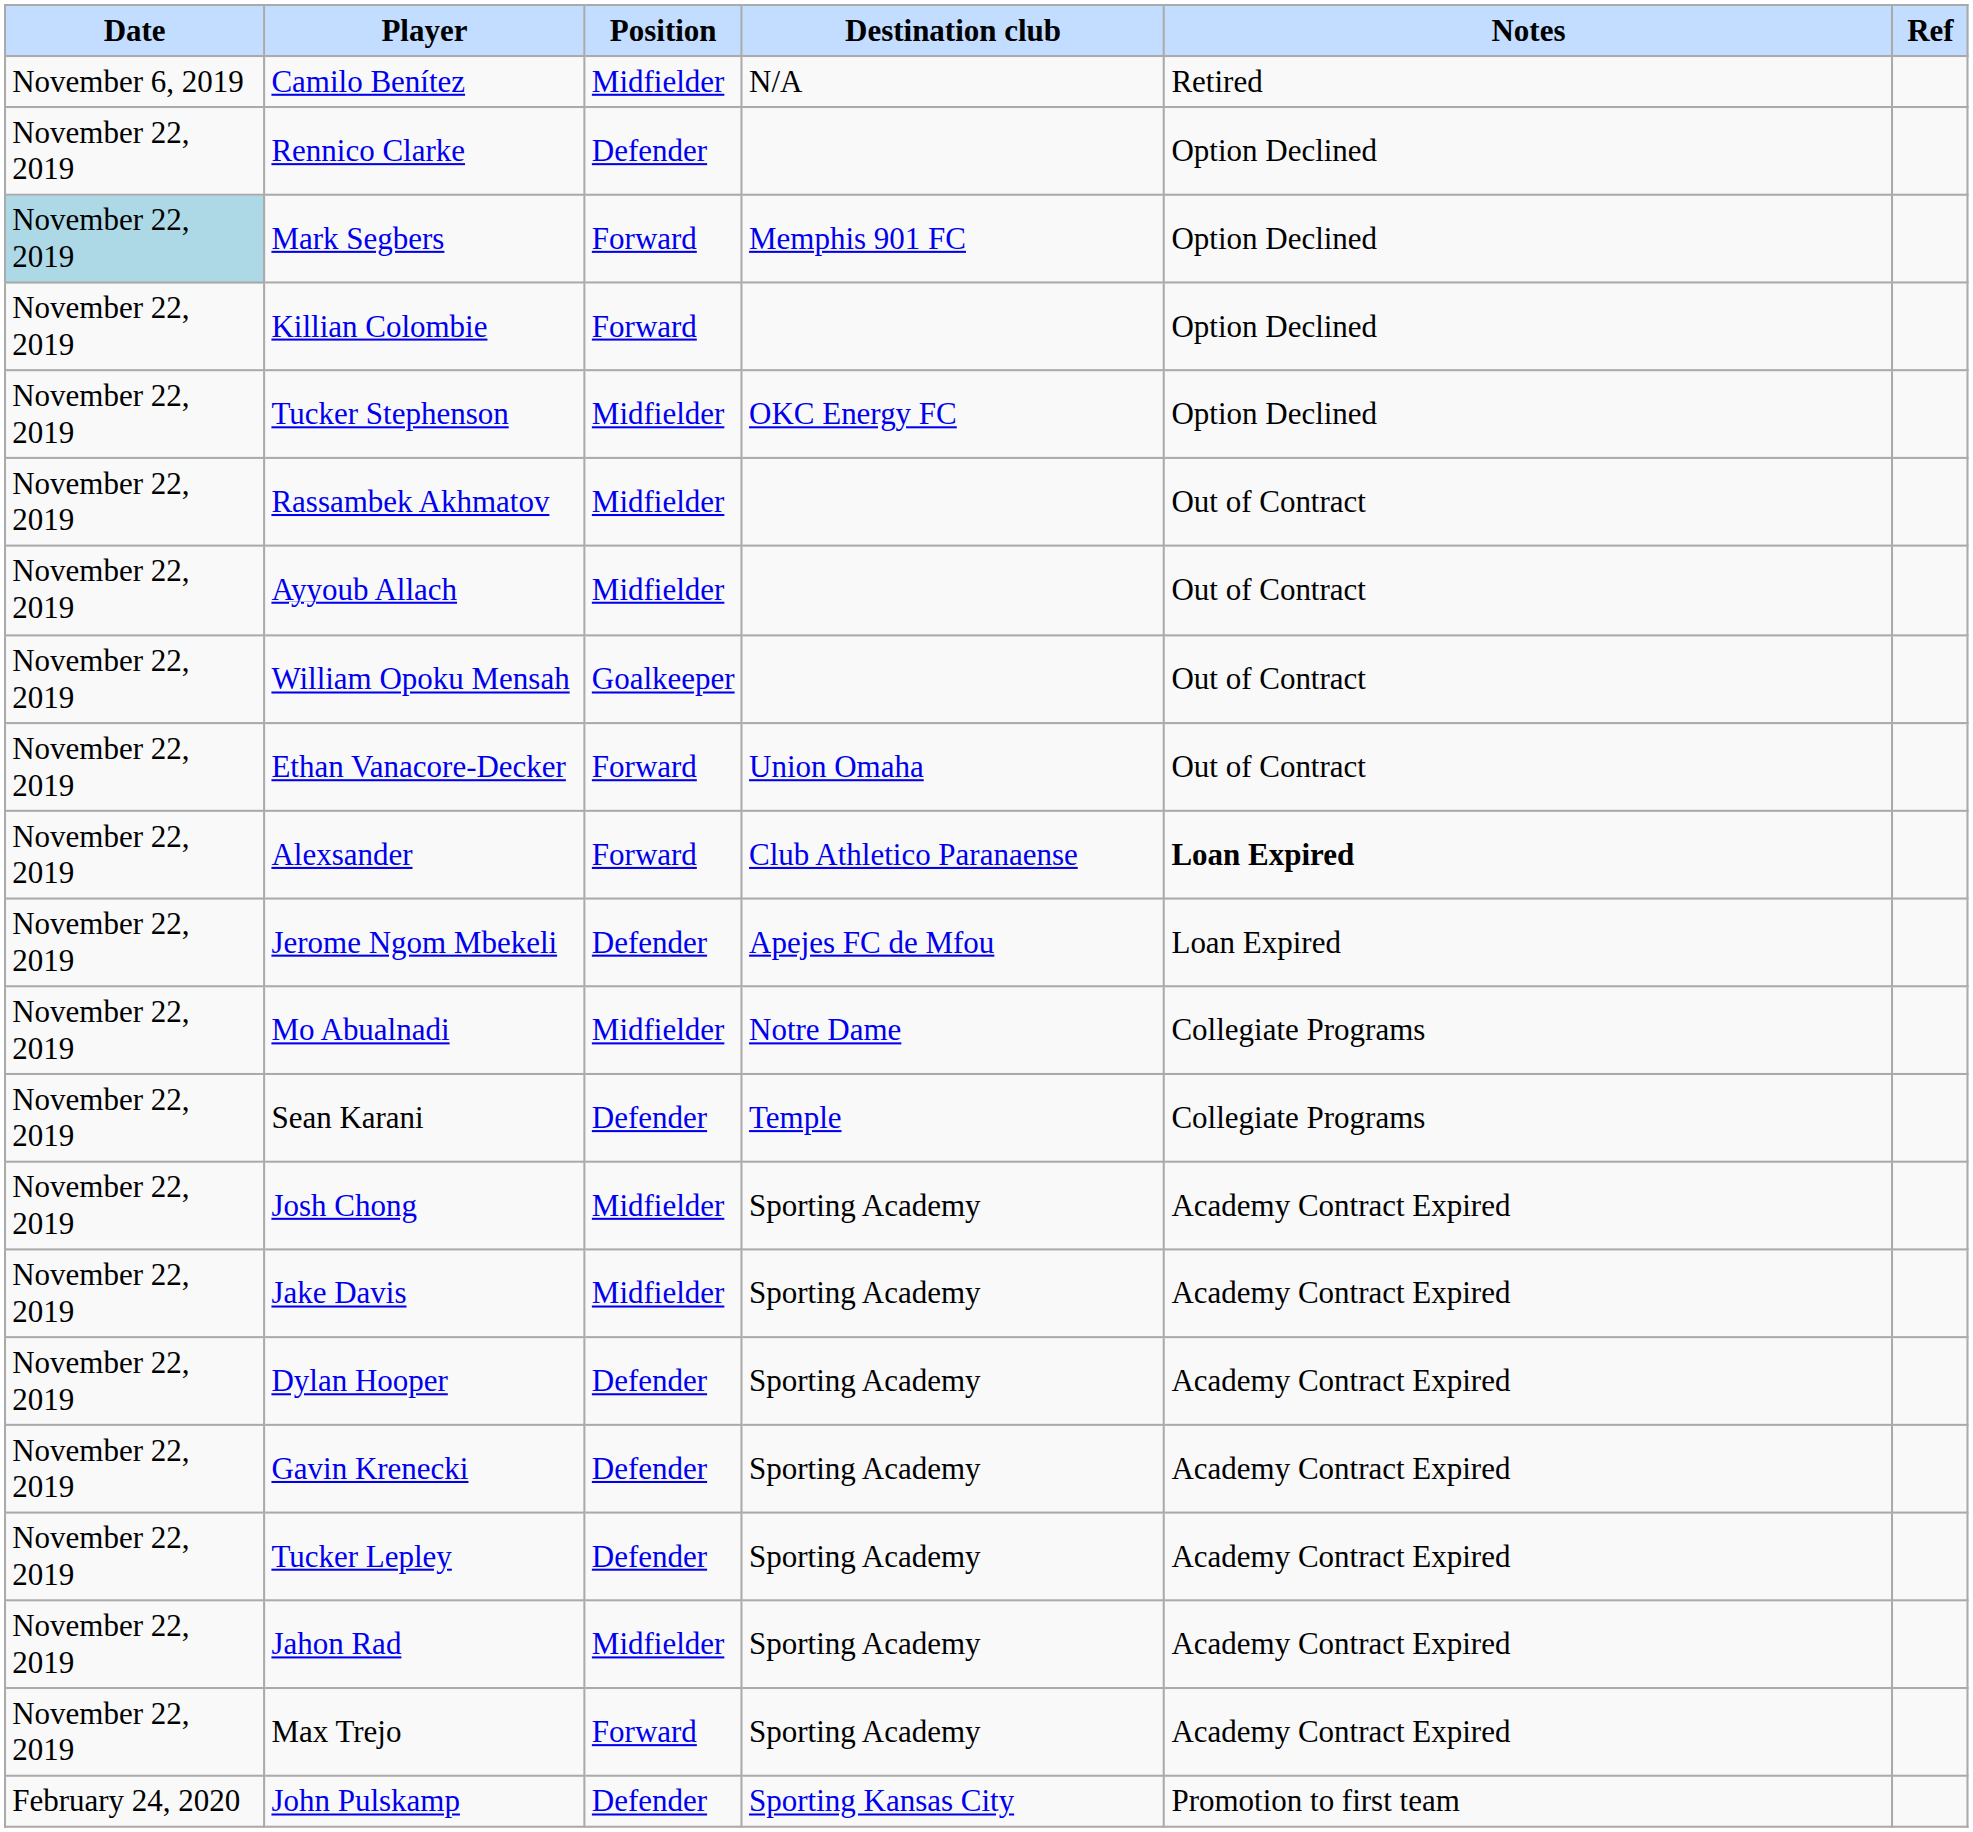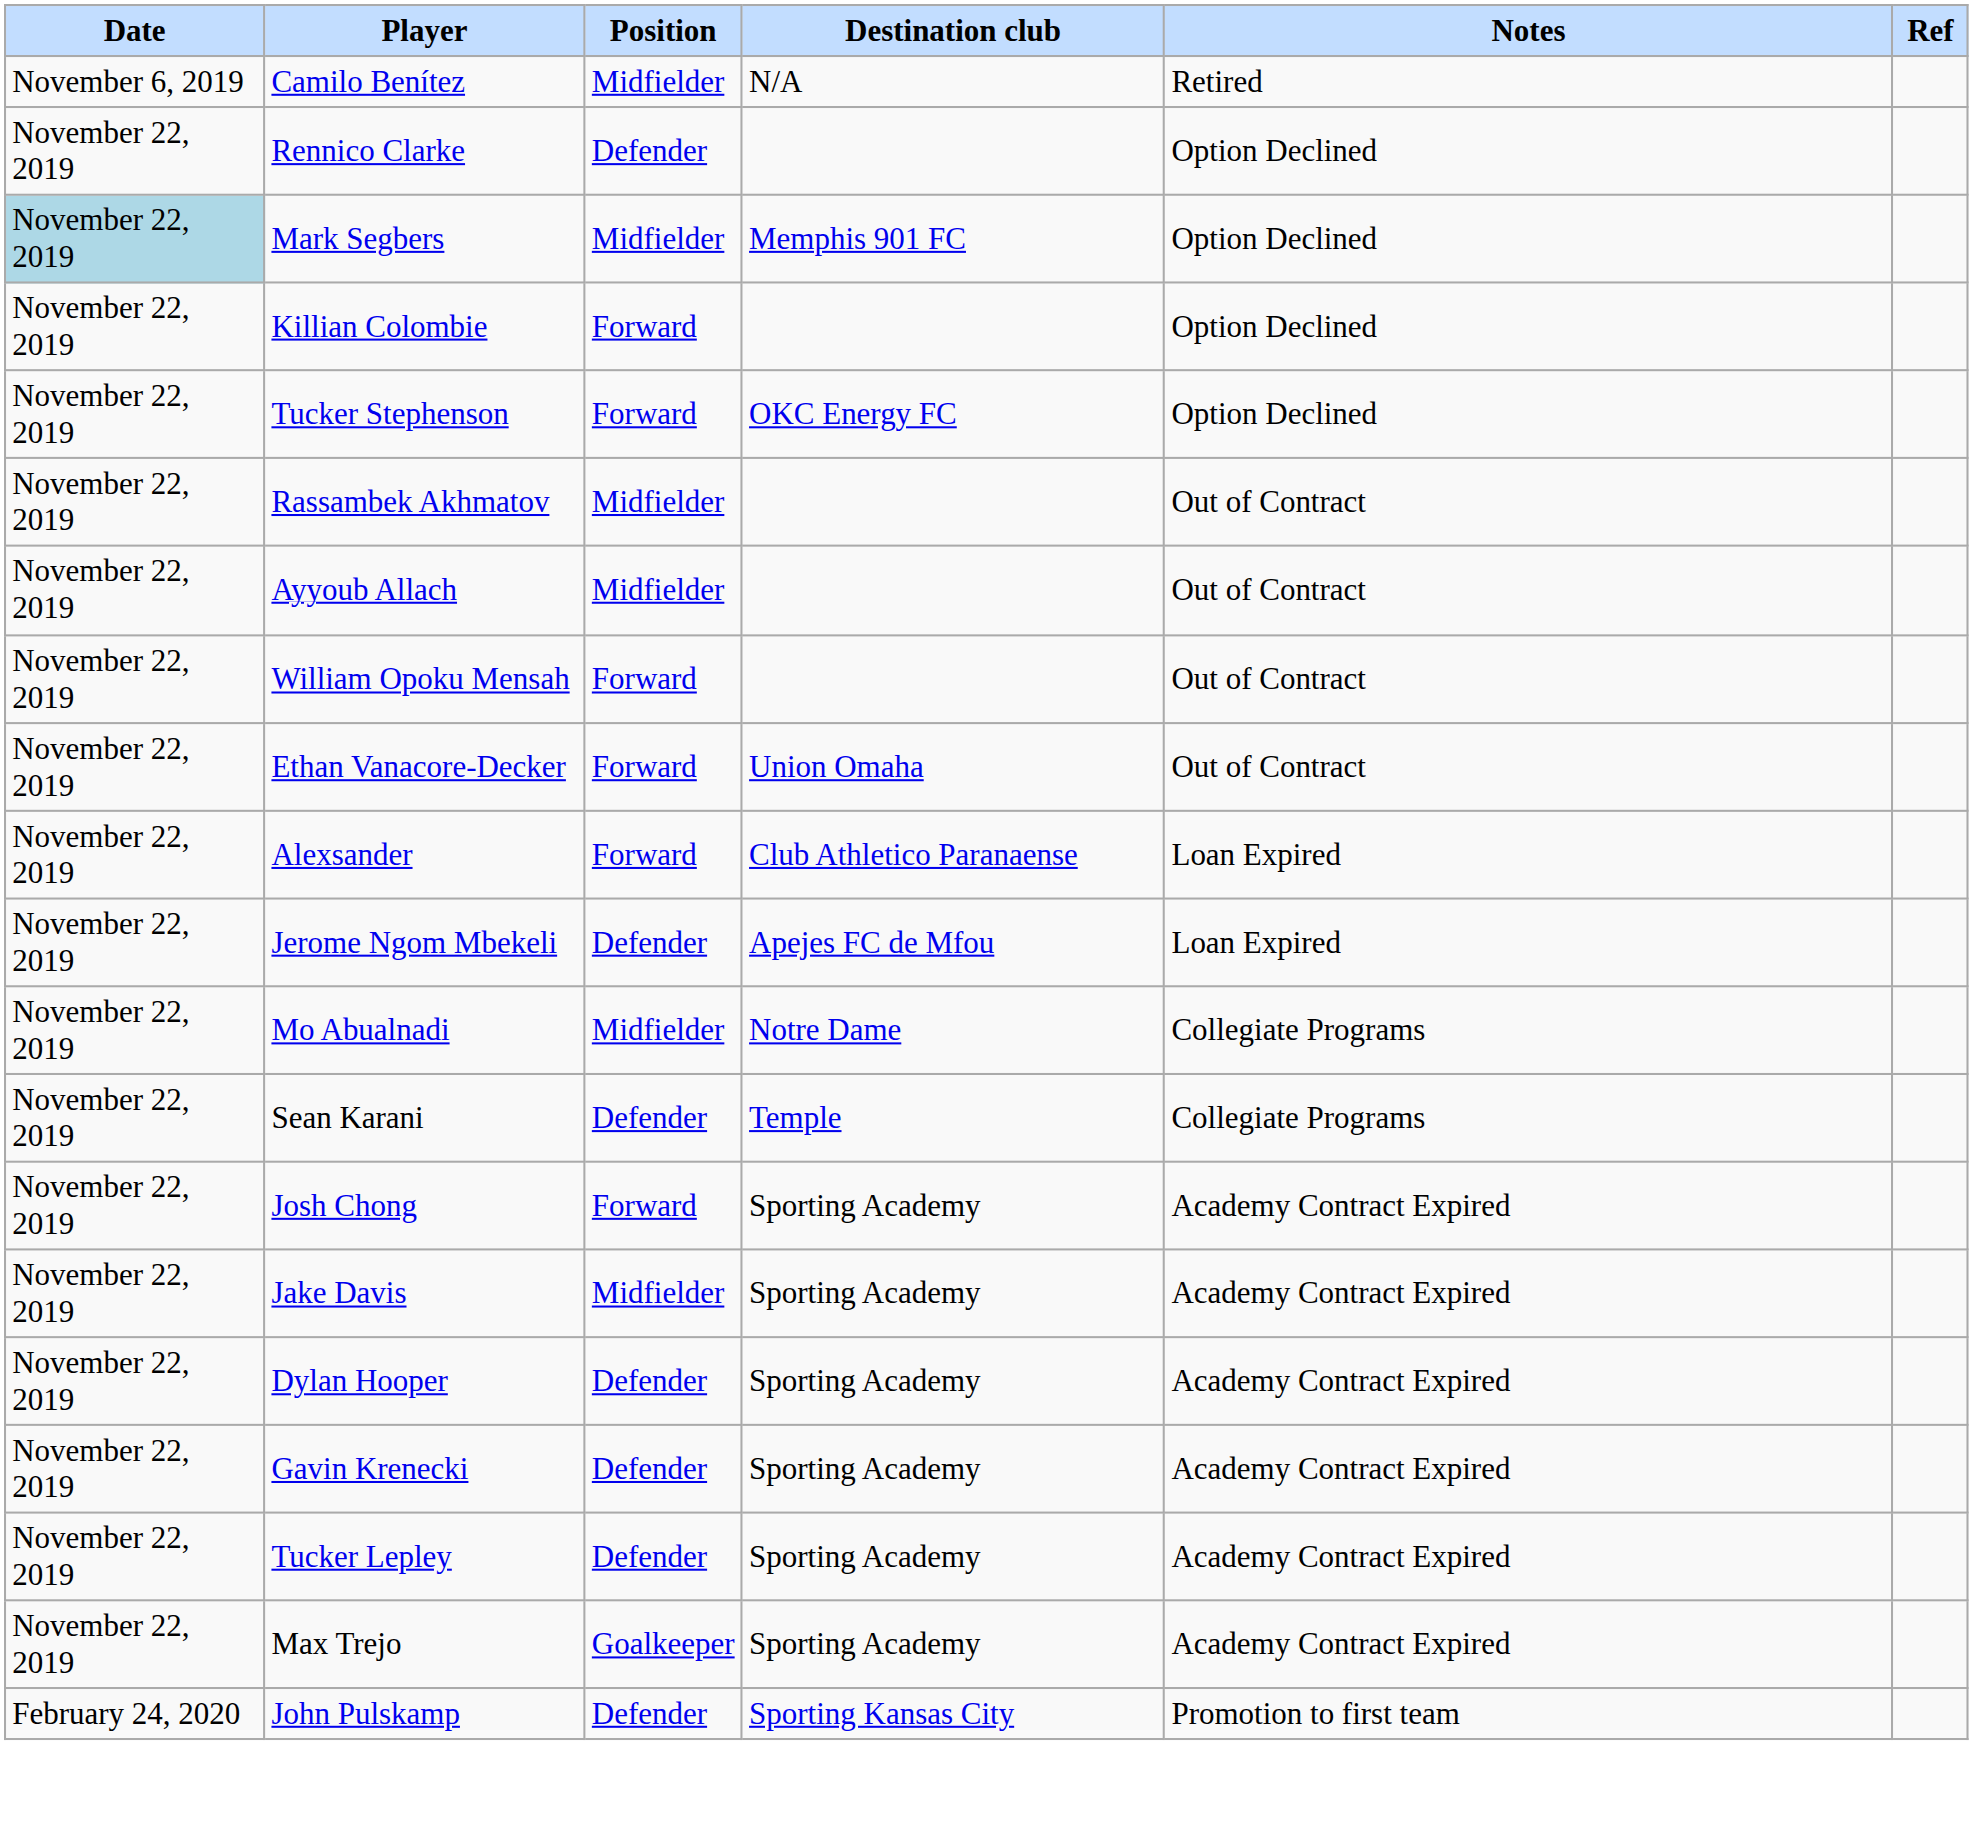(644, 238) Forward -> (658, 238) Midfielder
(658, 414) Midfielder -> (644, 414) Forward
(663, 677) Goalkeeper -> (644, 677) Forward
(1263, 853) bold -> (1256, 853) normal
(658, 1205) Midfielder -> (644, 1205) Forward
- row: (336, 1644)
(644, 1732) Forward -> (663, 1644) Goalkeeper
